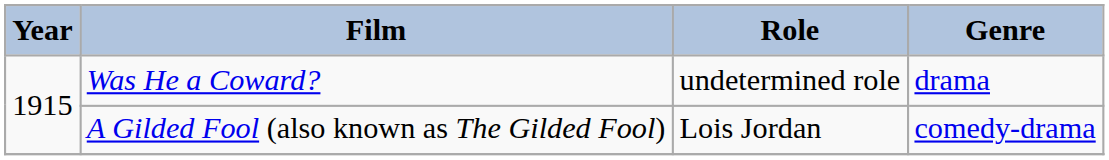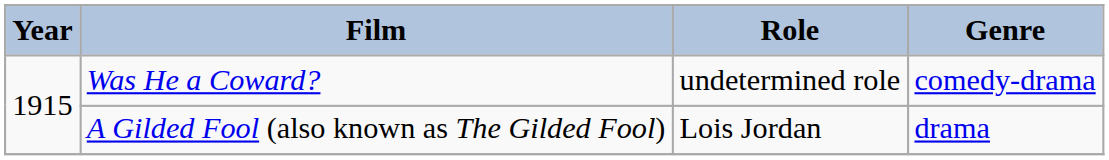(952, 79) drama -> (1005, 79) comedy-drama
(1005, 129) comedy-drama -> (952, 129) drama
